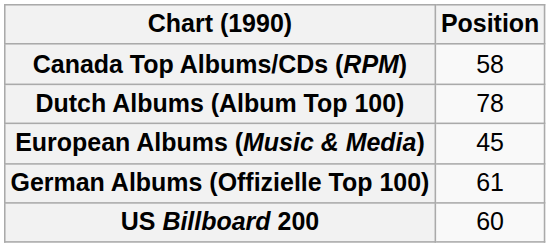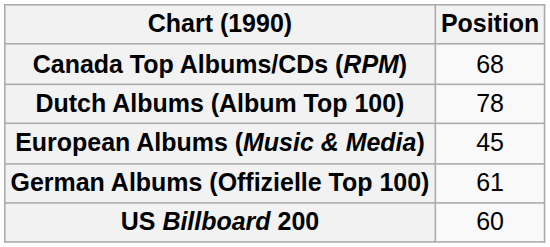(490, 63) 58 -> (490, 63) 68
